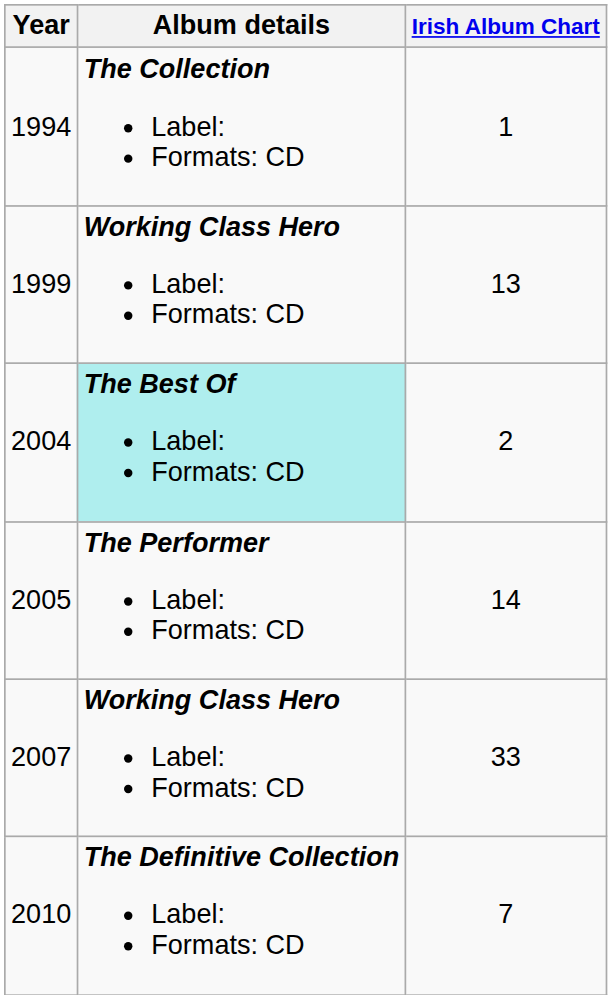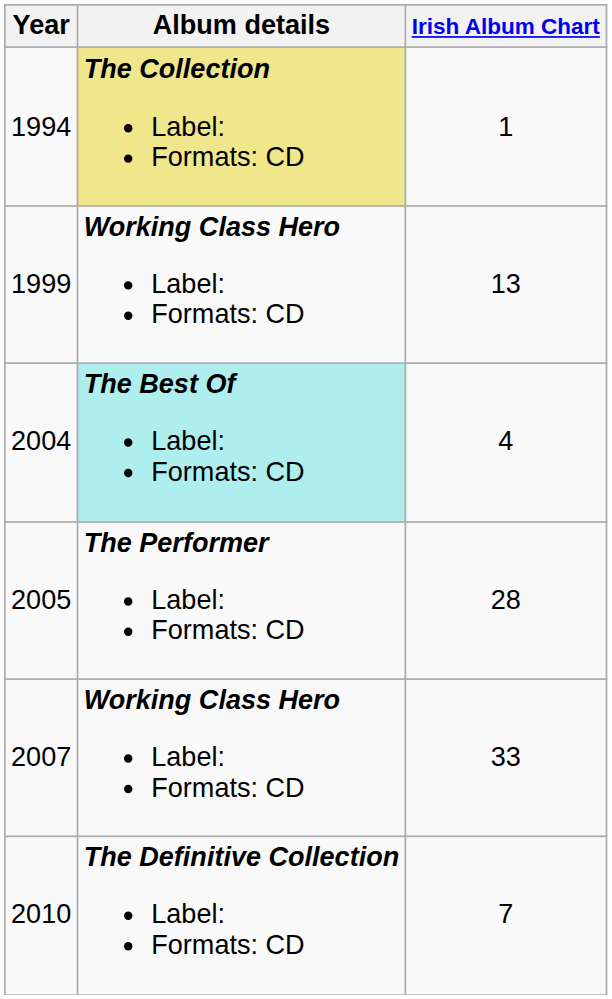(241, 113) no background -> (241, 113) khaki background
(506, 441) 2 -> (506, 441) 4
(506, 599) 14 -> (506, 599) 28
